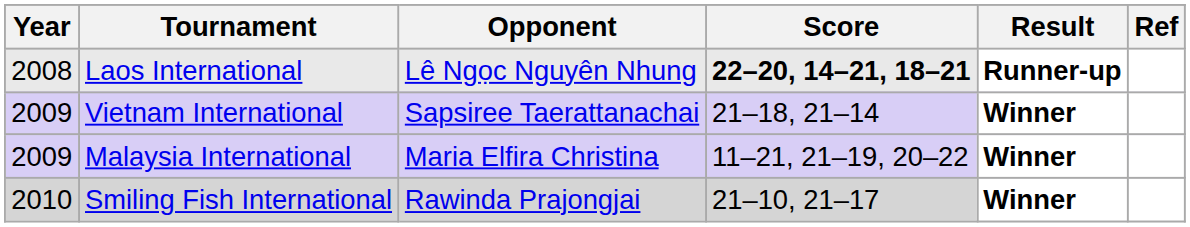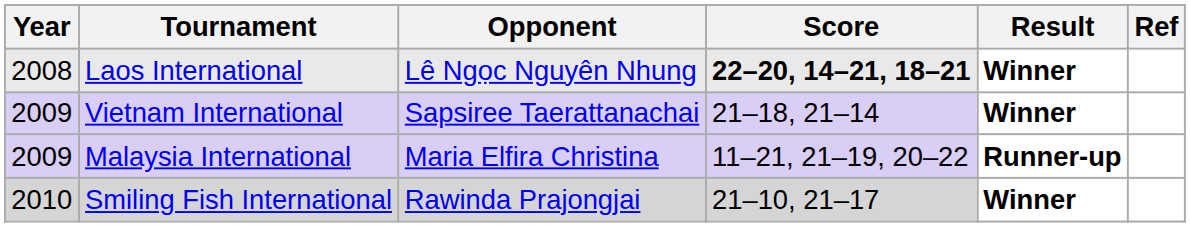(1052, 70) Runner-up -> (1030, 70) Winner
(1030, 157) Winner -> (1052, 157) Runner-up
